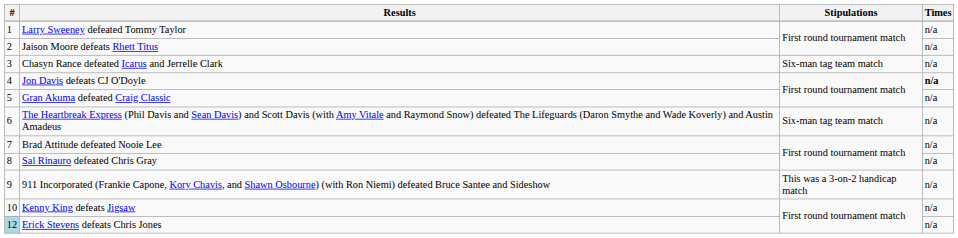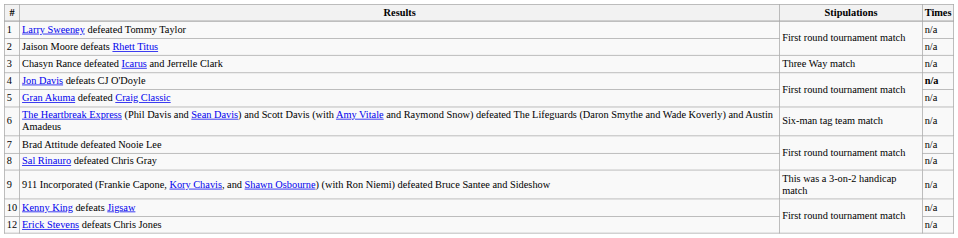(833, 63) Six-man tag team match -> (819, 63) Three Way match
(12, 224) lightblue background -> (12, 224) no background
